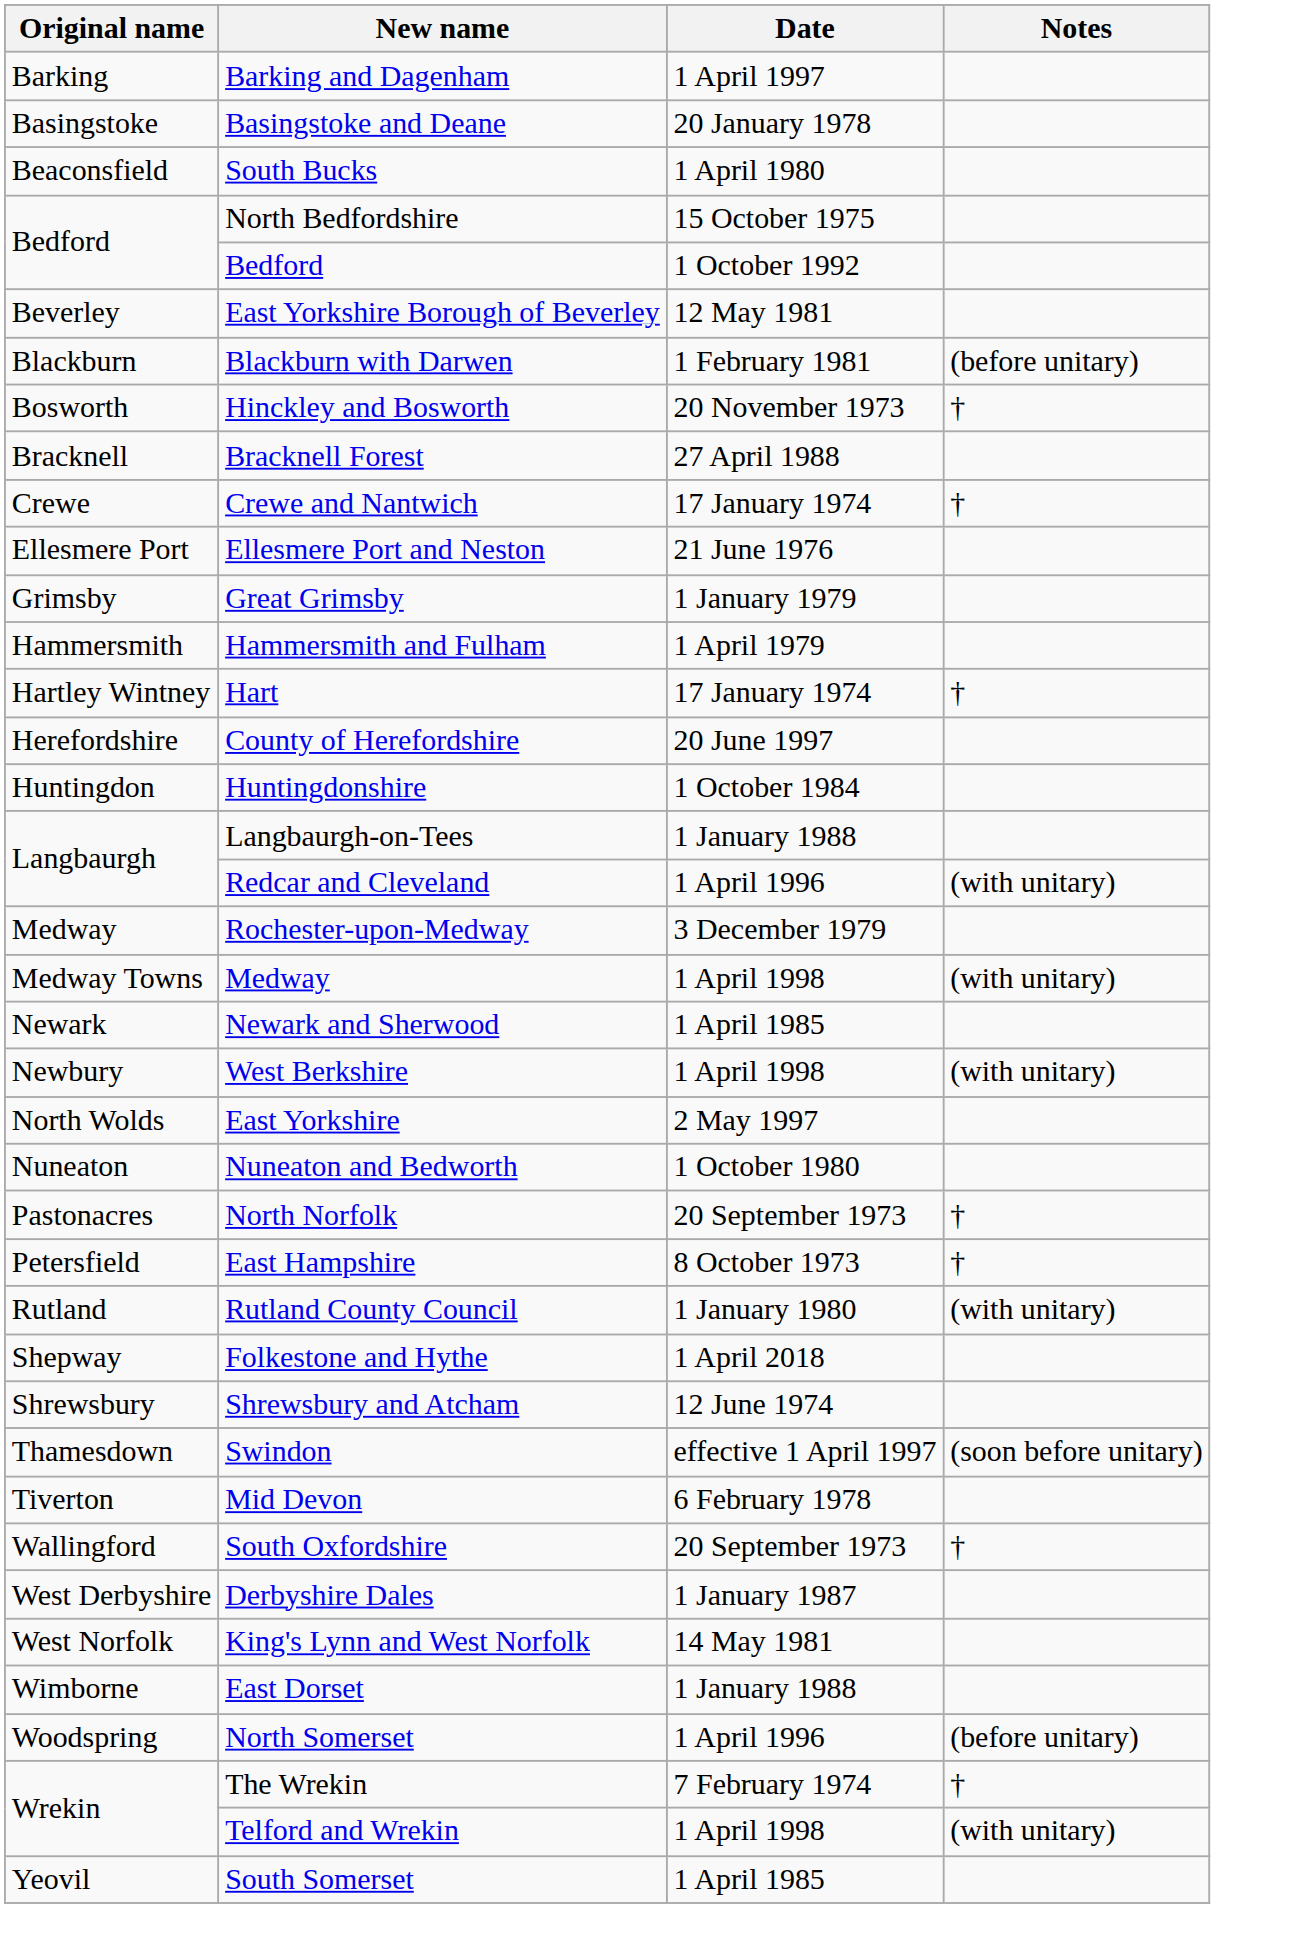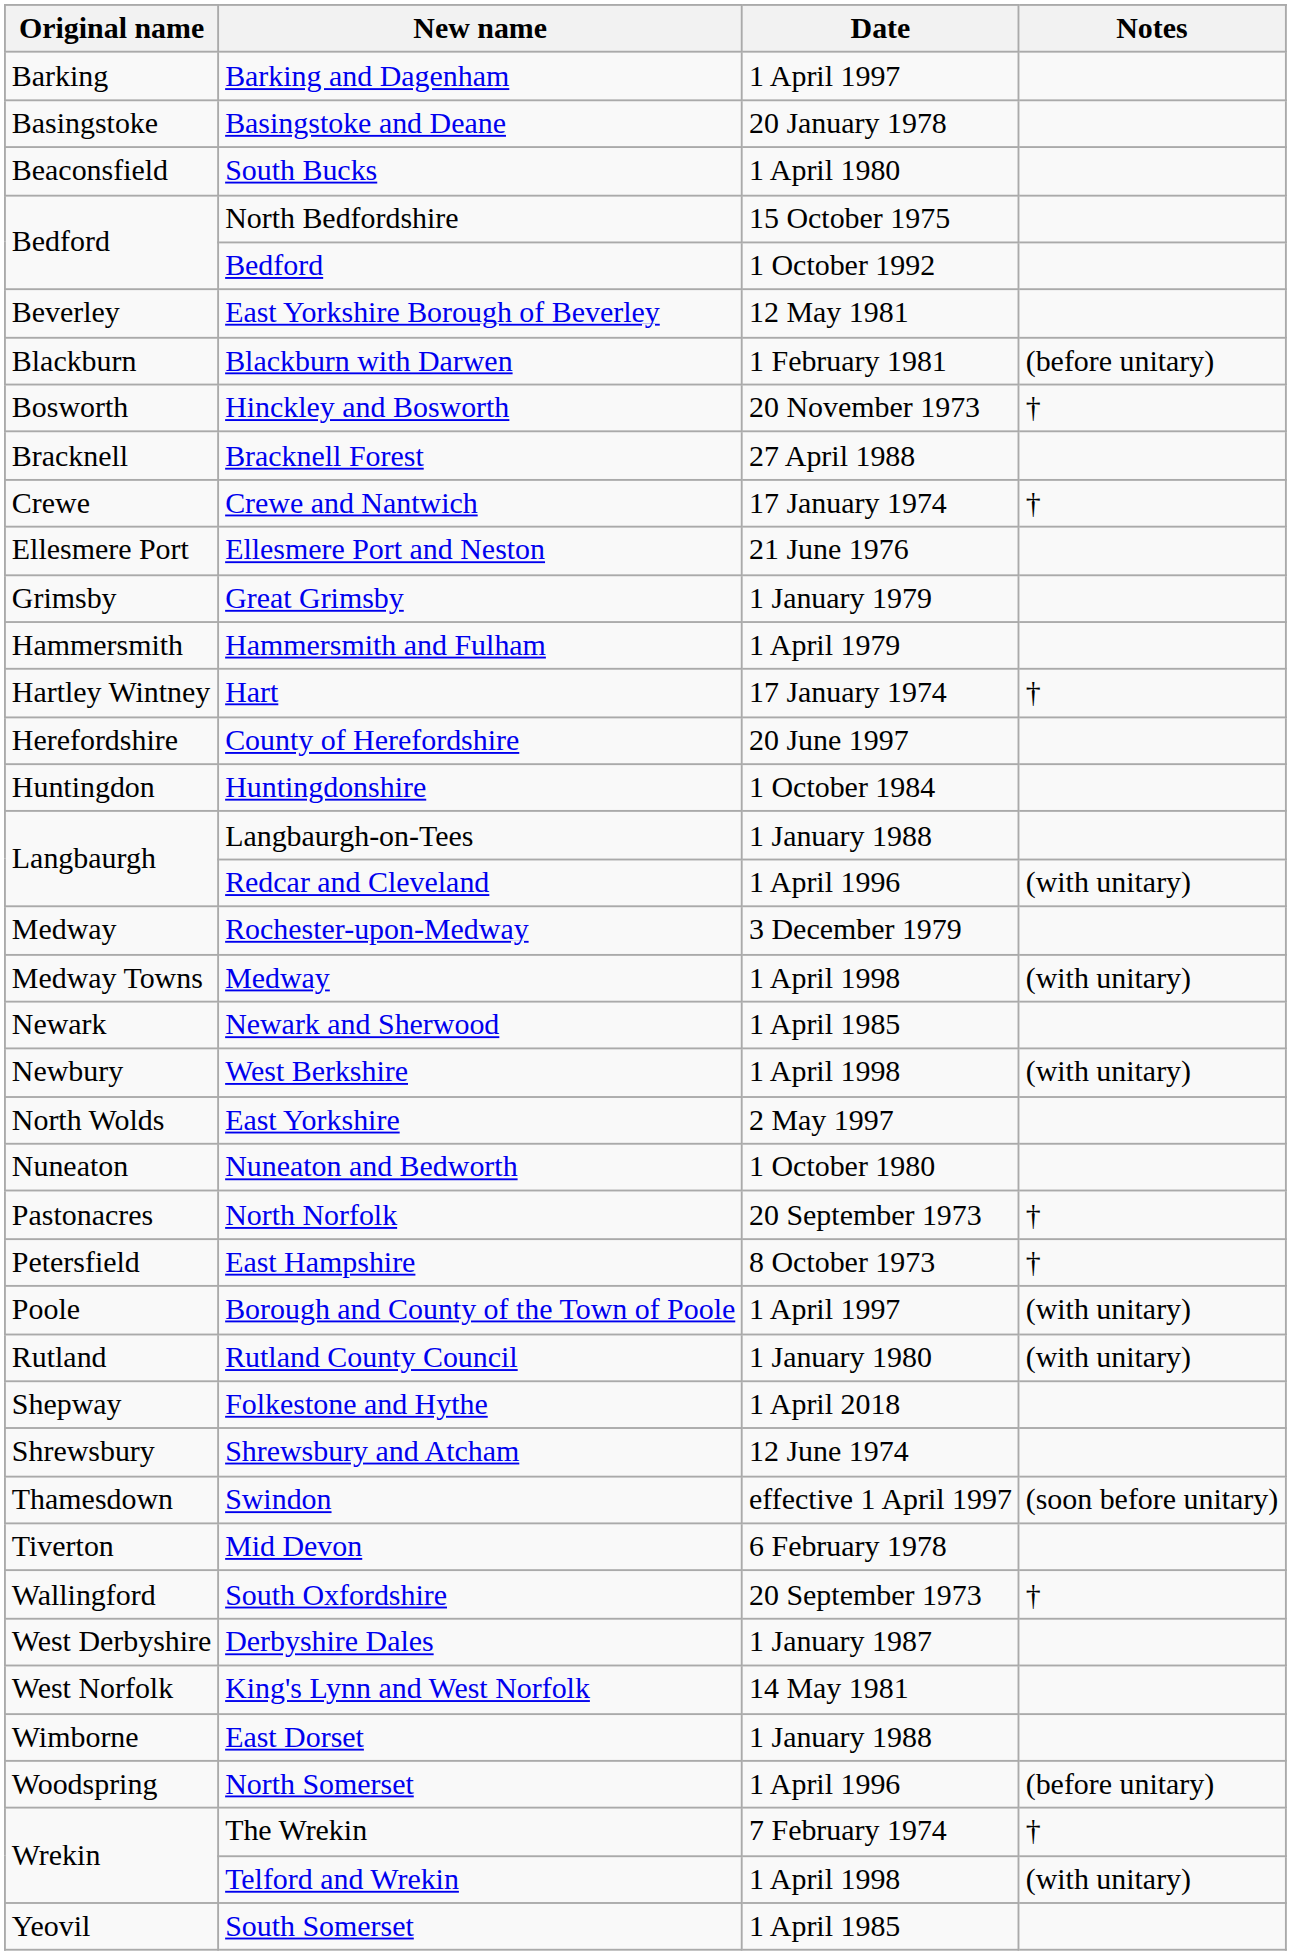+ row: (480, 1309)
